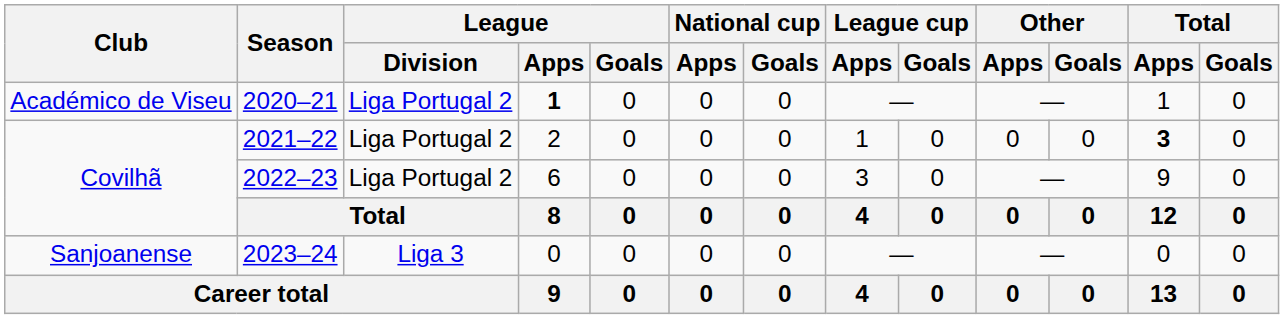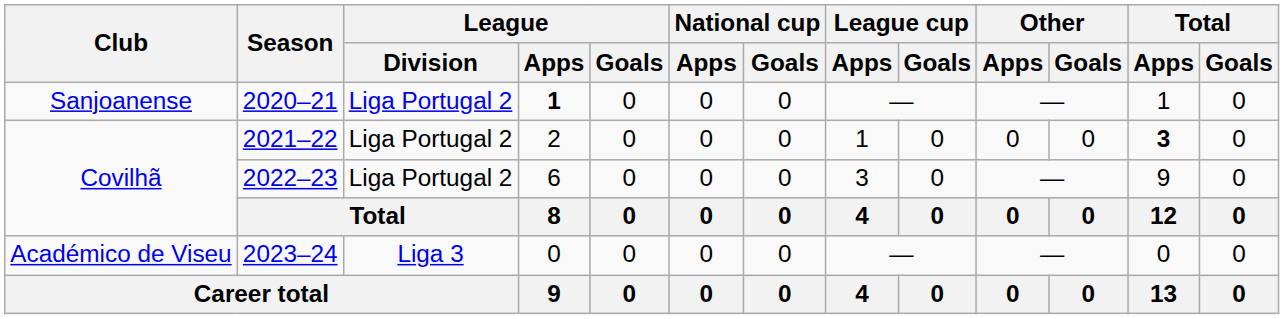(121, 100) Académico de Viseu -> (121, 100) Sanjoanense
(121, 255) Sanjoanense -> (121, 255) Académico de Viseu
